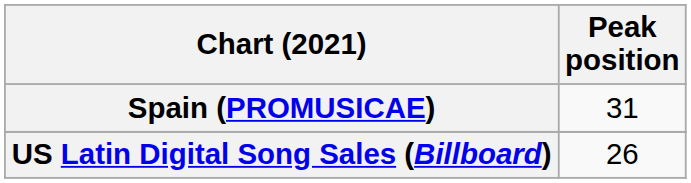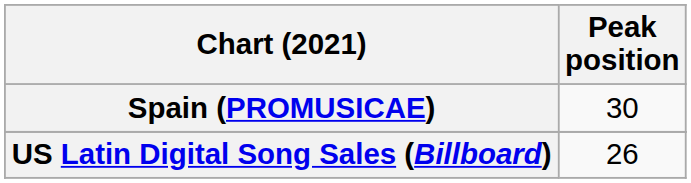(622, 107) 31 -> (622, 107) 30
